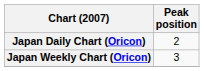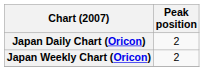(176, 58) 3 -> (176, 58) 2
